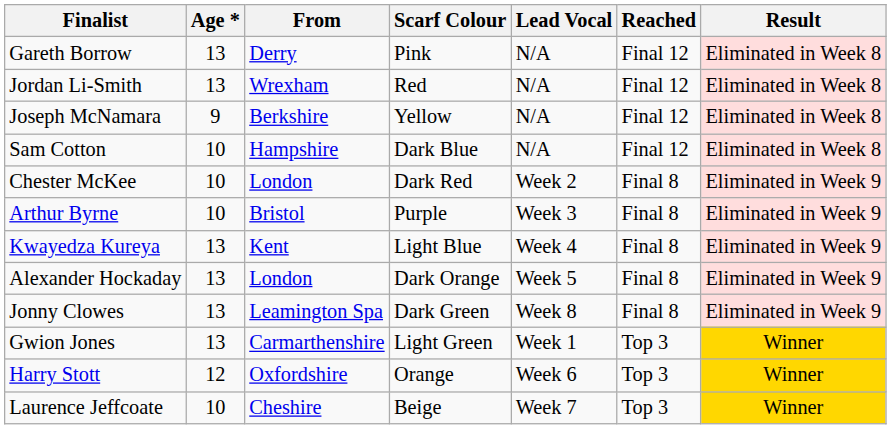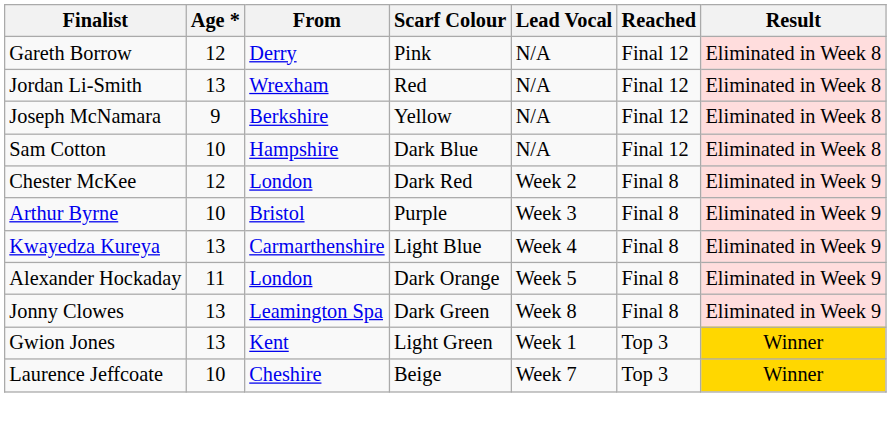(215, 52) 13 -> (215, 52) 12
(215, 181) 10 -> (215, 181) 12
(269, 246) Kent -> (317, 246) Carmarthenshire
(215, 278) 13 -> (215, 278) 11
(317, 342) Carmarthenshire -> (269, 342) Kent
- row: (55, 375)
